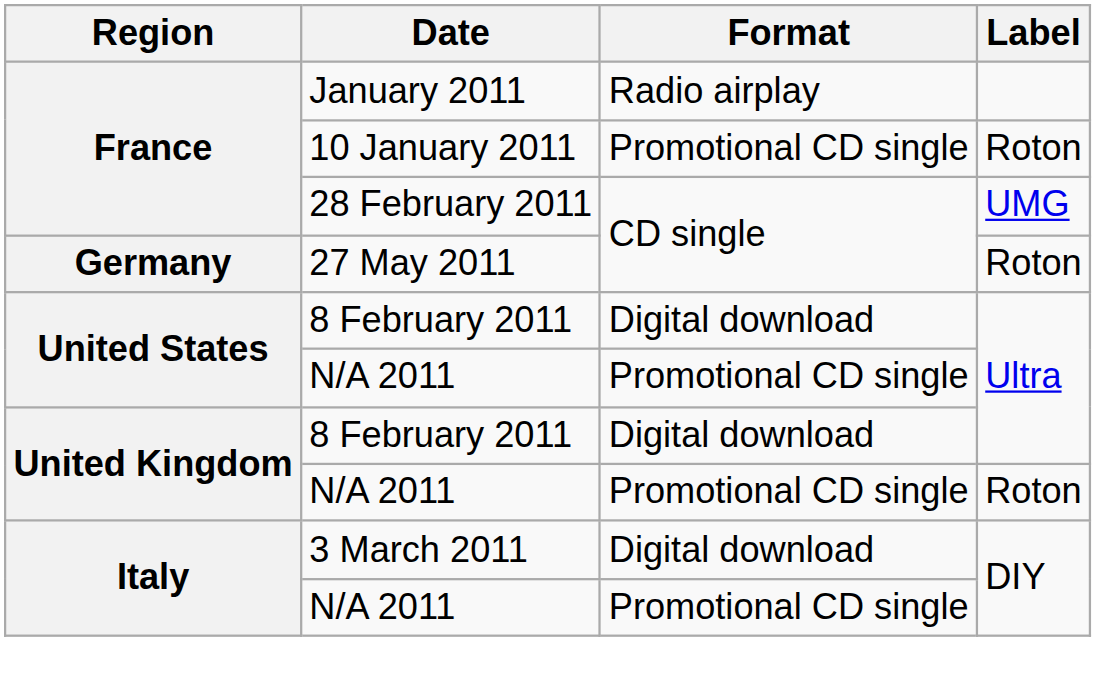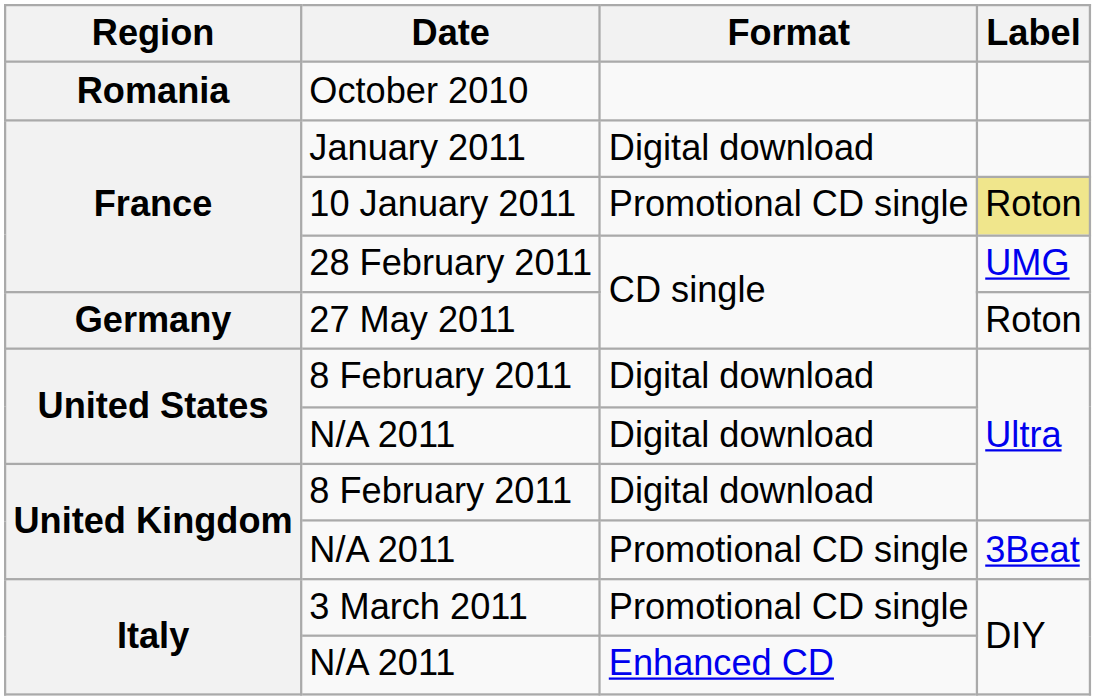+ row: (153, 90)
(714, 90) Radio airplay -> (741, 147) Digital download
(1033, 147) no background -> (1033, 205) khaki background
(789, 377) Promotional CD single -> (741, 434) Digital download
(1033, 491) Roton -> (1032, 549) 3Beat
(741, 549) Digital download -> (789, 606) Promotional CD single
(789, 606) Promotional CD single -> (721, 663) Enhanced CD
